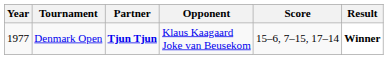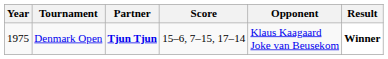columns swapped: (206, 14) <-> (298, 14)
(18, 38) 1977 -> (18, 38) 1975
